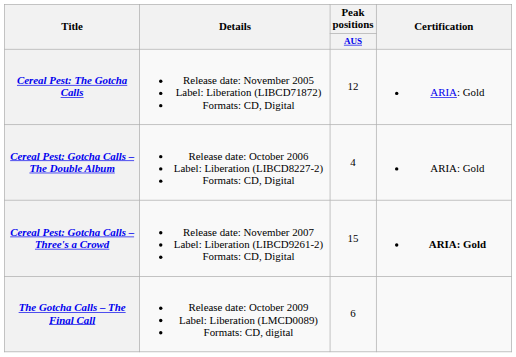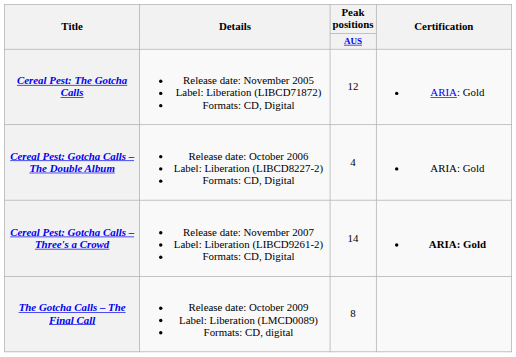(353, 238) 15 -> (353, 238) 14
(353, 314) 6 -> (353, 314) 8
